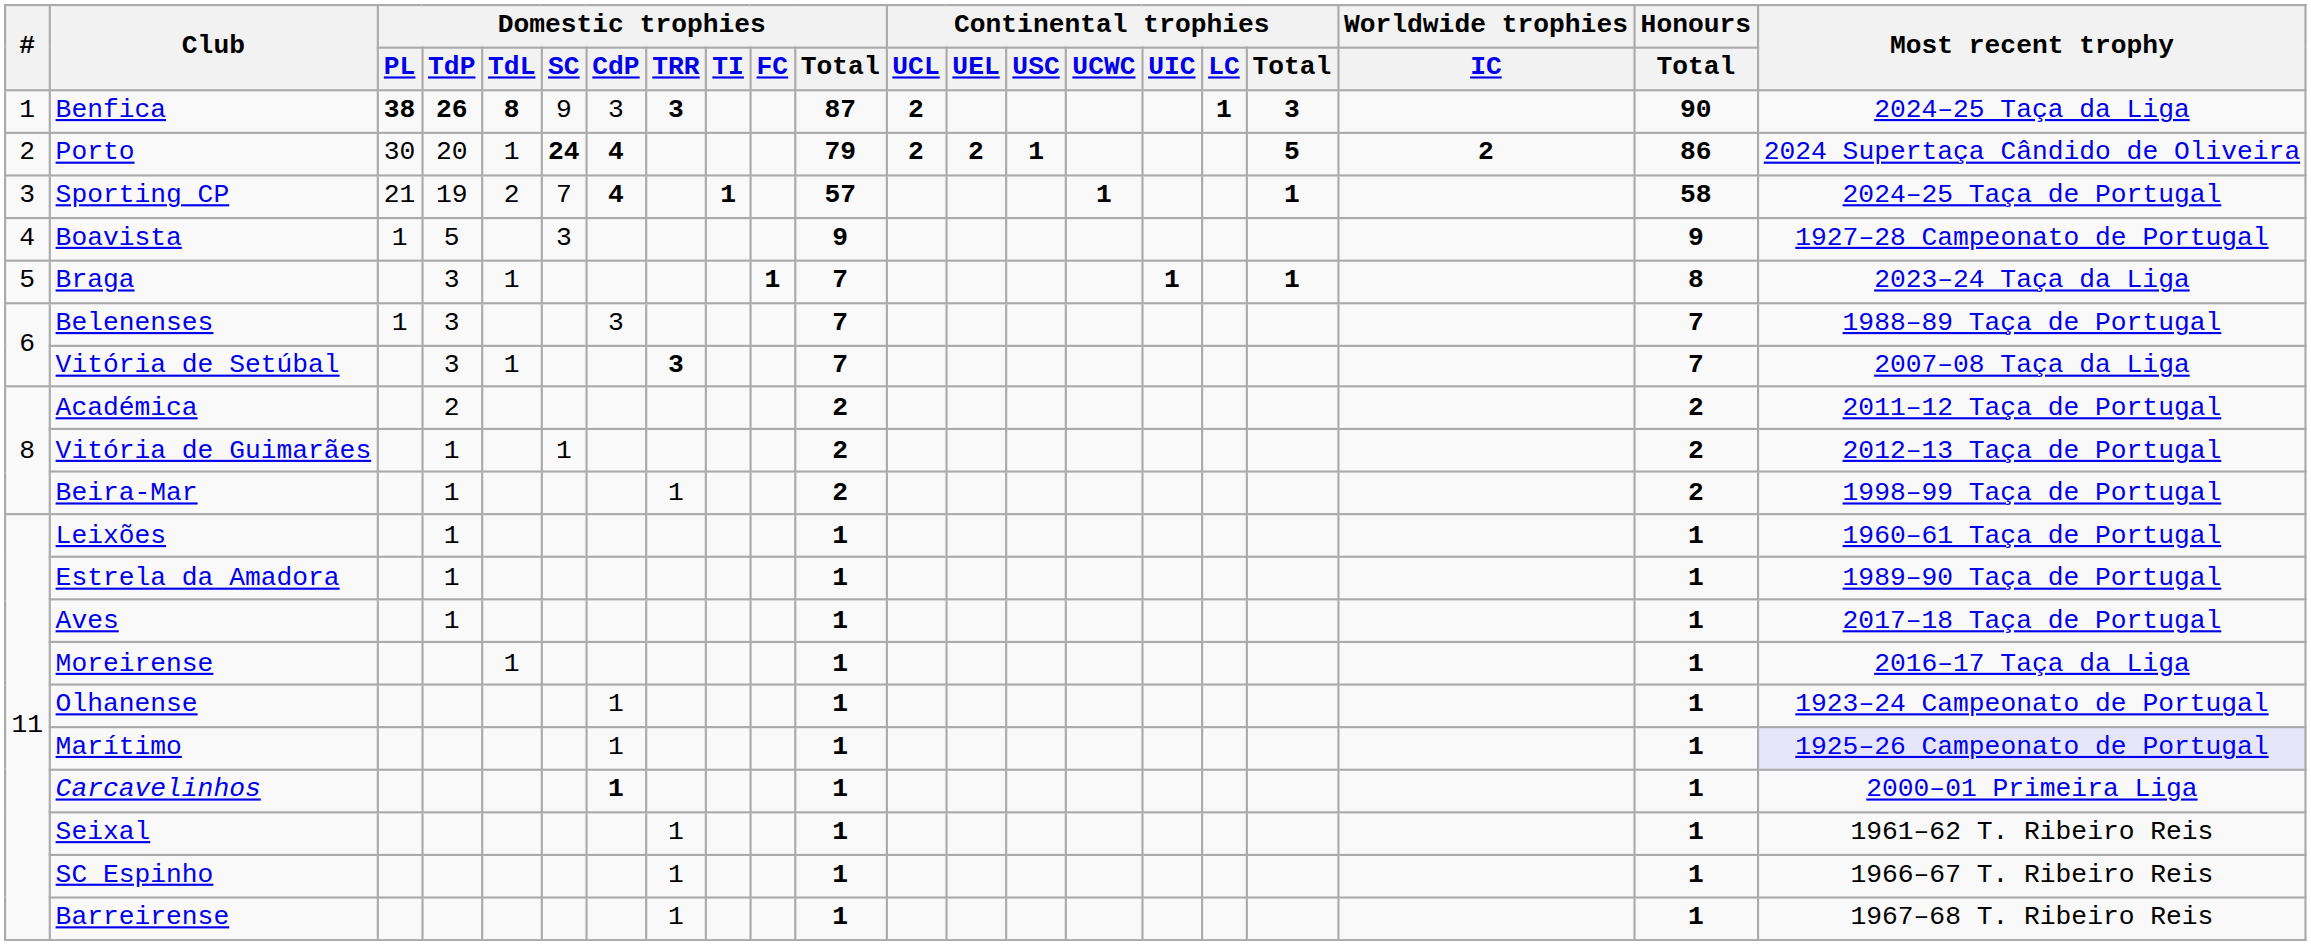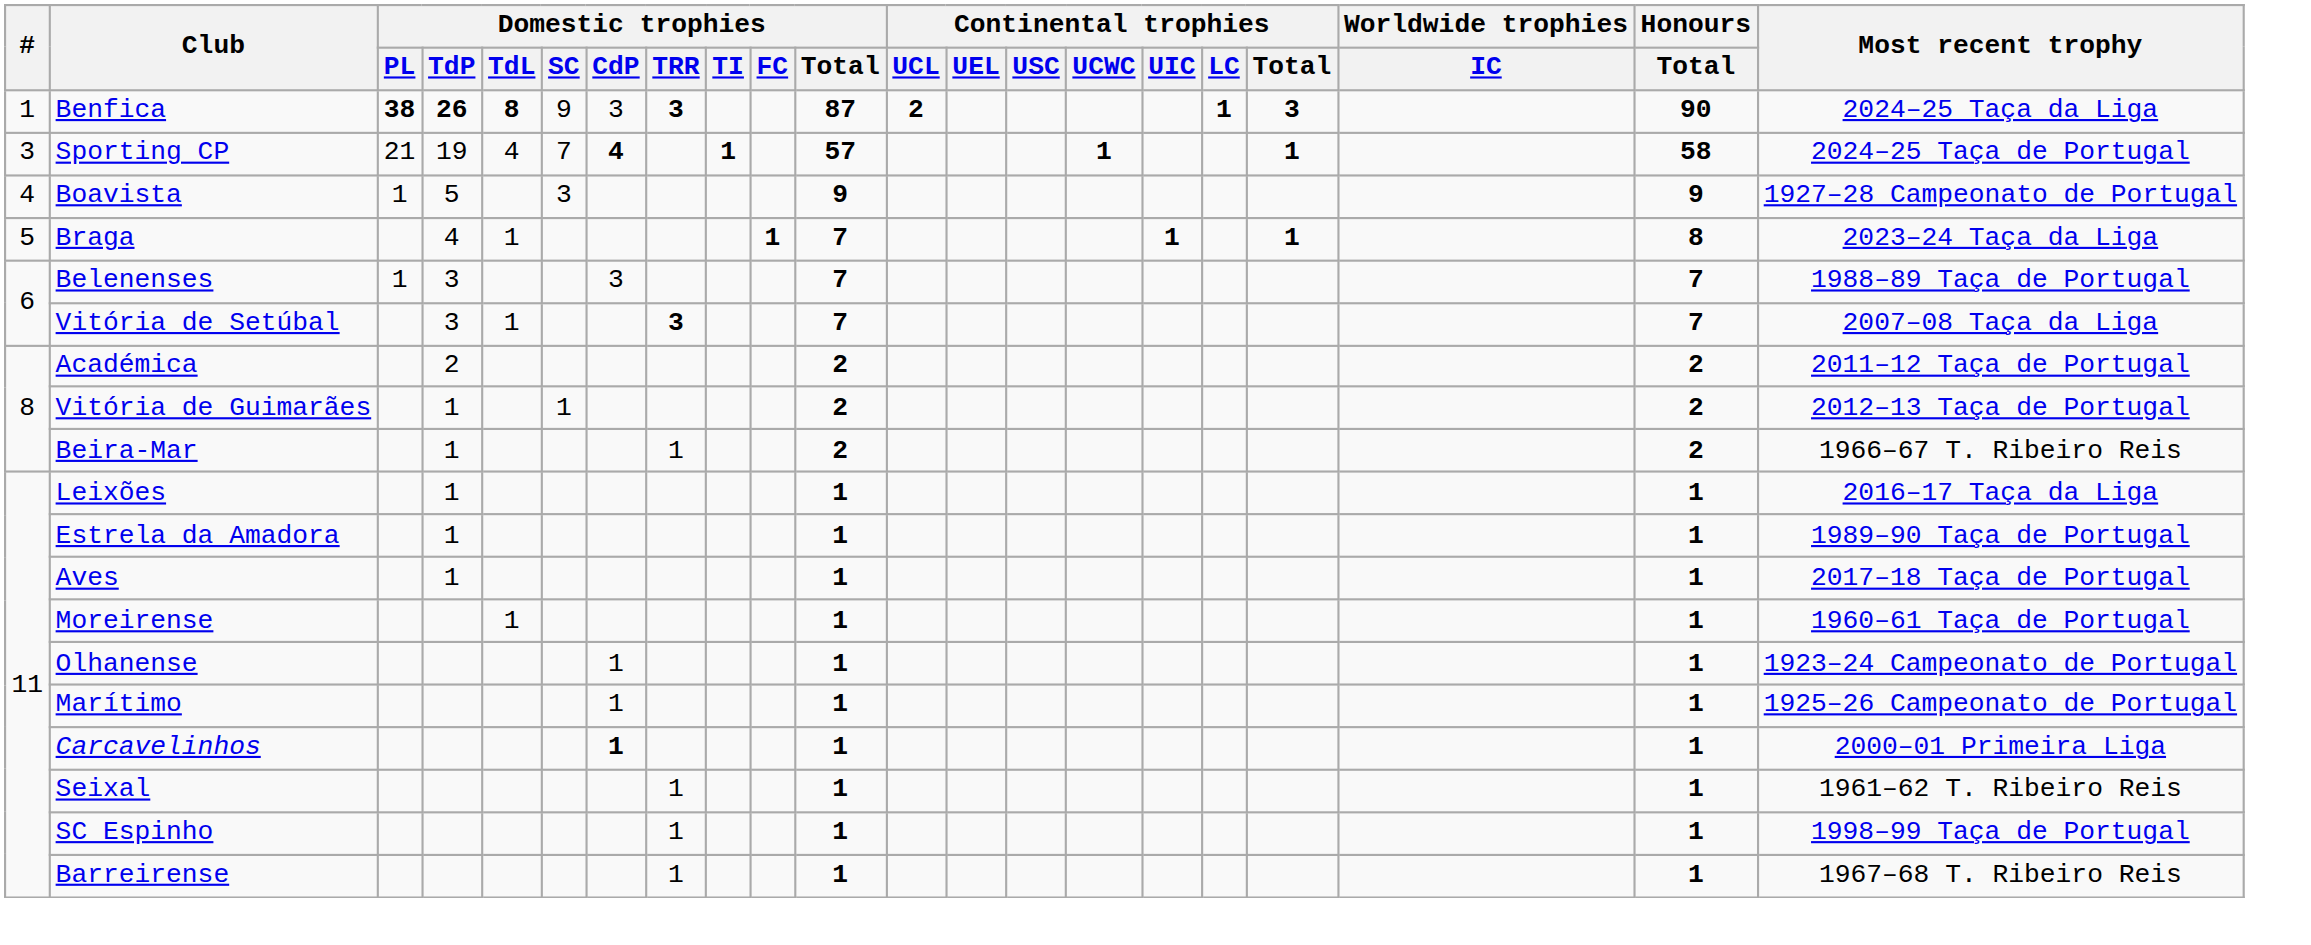- row: (95, 154)
(512, 197) 2 -> (512, 154) 4
(452, 281) 3 -> (452, 239) 4
(2032, 494) 1998–99 Taça de Portugal -> (2000, 451) 1966–67 T. Ribeiro Reis
(2032, 536) 1960–61 Taça de Portugal -> (2000, 494) 2016–17 Taça da Liga
(2032, 664) 2016–17 Taça da Liga -> (2000, 621) 1960–61 Taça de Portugal
(2032, 749) lavender background -> (2000, 706) no background
(2032, 876) 1966–67 T. Ribeiro Reis -> (2000, 834) 1998–99 Taça de Portugal
